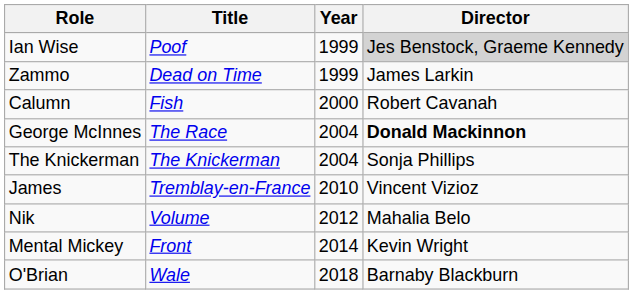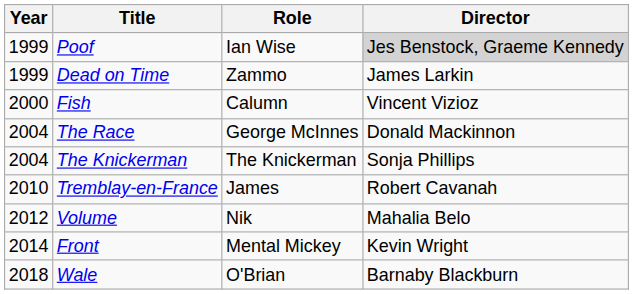columns swapped: (339, 18) <-> (75, 18)
(432, 103) Robert Cavanah -> (423, 103) Vincent Vizioz
(446, 132) bold -> (441, 132) normal
(423, 189) Vincent Vizioz -> (432, 189) Robert Cavanah
